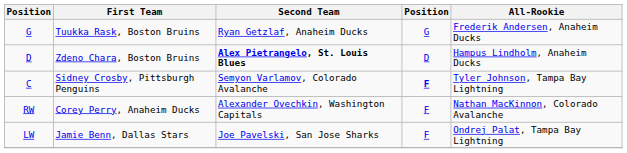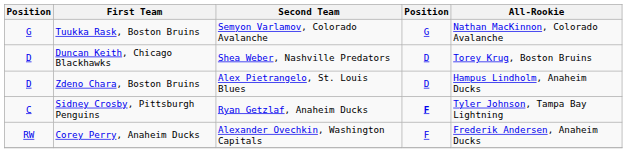(293, 32) Ryan Getzlaf, Anaheim Ducks -> (287, 32) Semyon Varlamov, Colorado Avalanche
(525, 32) Frederik Andersen, Anaheim Ducks -> (525, 32) Nathan MacKinnon, Colorado Avalanche
+ row: (114, 58)
(293, 58) bold -> (293, 84) normal
(287, 84) Semyon Varlamov, Colorado Avalanche -> (293, 109) Ryan Getzlaf, Anaheim Ducks
(525, 109) Nathan MacKinnon, Colorado Avalanche -> (525, 135) Frederik Andersen, Anaheim Ducks
- row: (122, 135)
